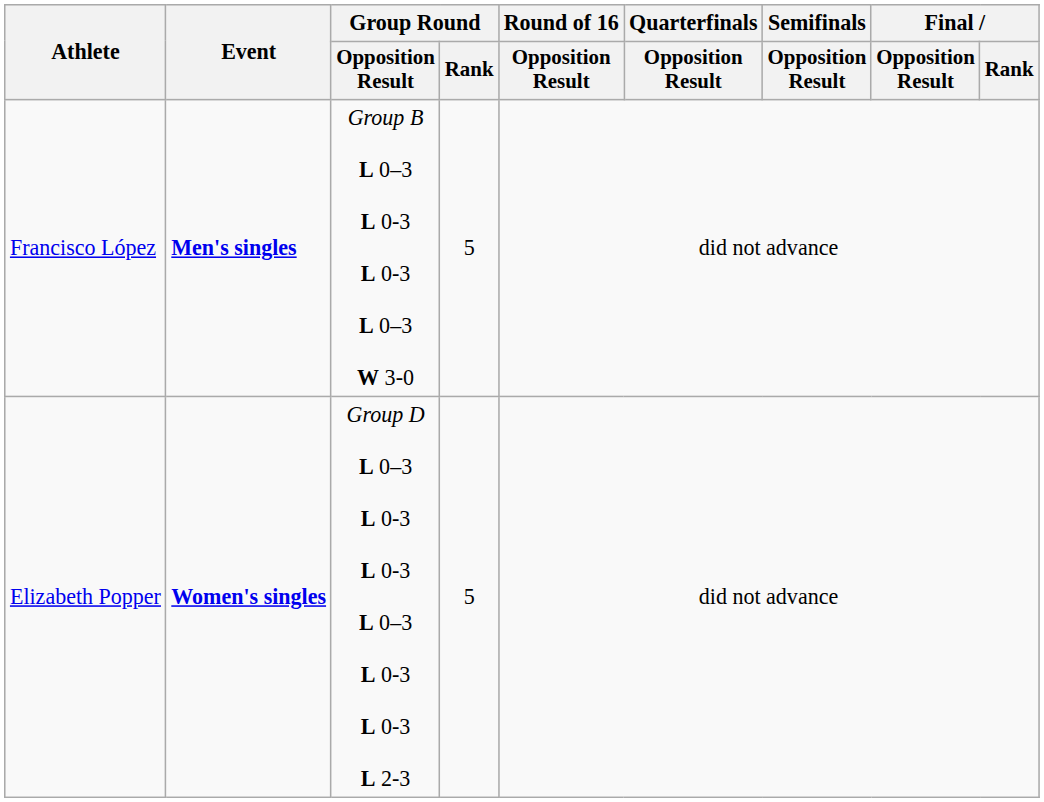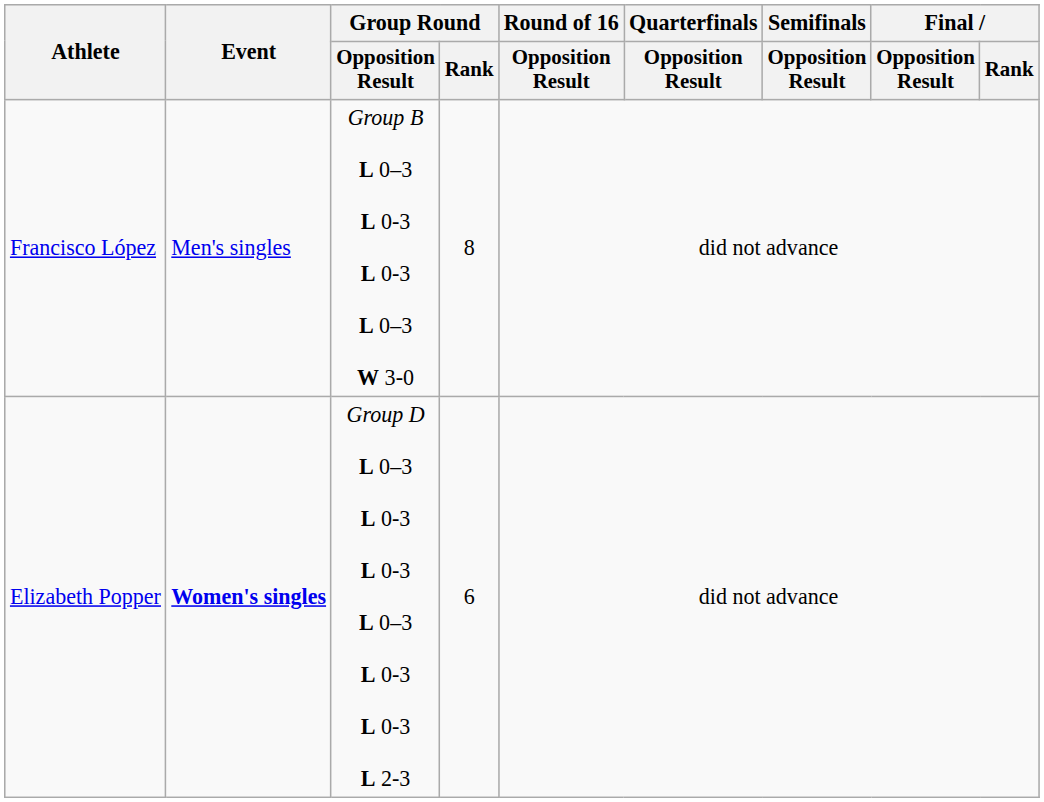(234, 248) bold -> (231, 248) normal
(469, 248) 5 -> (469, 248) 8
(469, 596) 5 -> (469, 596) 6
